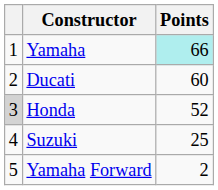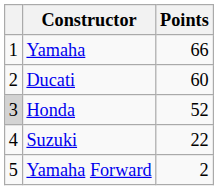(200, 49) paleturquoise background -> (200, 49) no background
(200, 140) 25 -> (200, 140) 22
